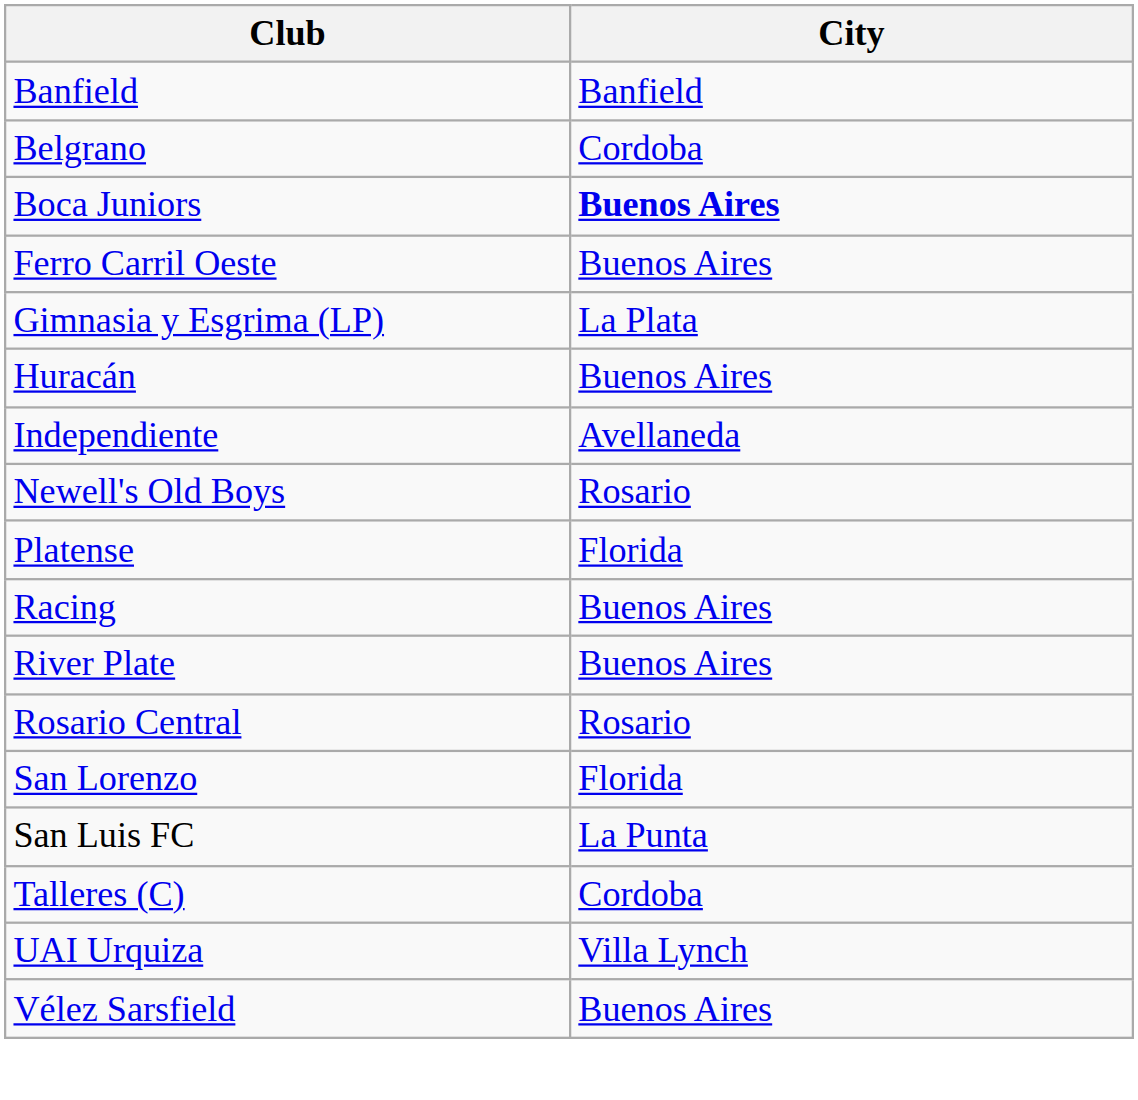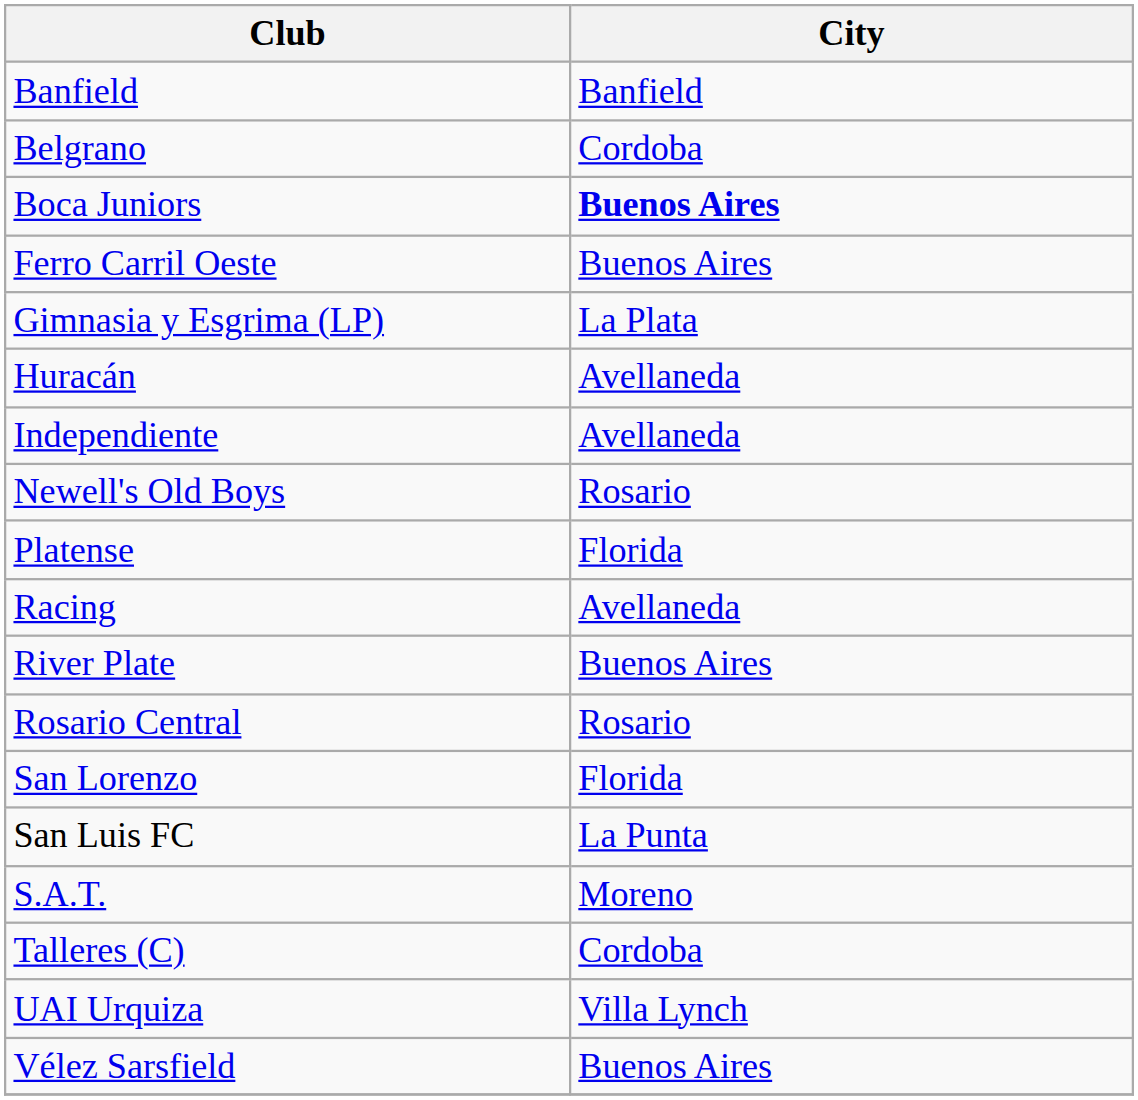(675, 377) Buenos Aires -> (659, 377) Avellaneda
(675, 606) Buenos Aires -> (659, 606) Avellaneda
+ row: (60, 893)
